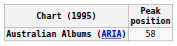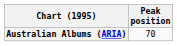(151, 34) 58 -> (151, 34) 70
